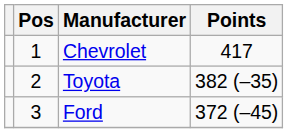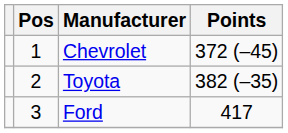(237, 51) 417 -> (237, 51) 372 (–45)
(237, 113) 372 (–45) -> (237, 113) 417
